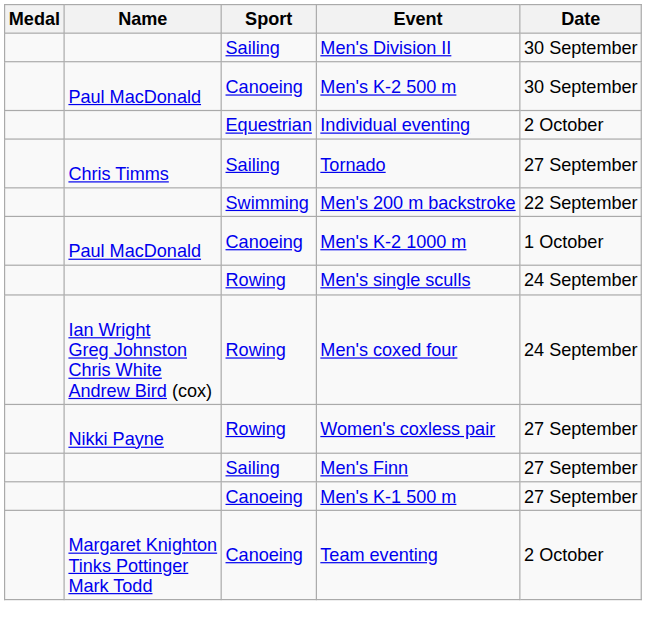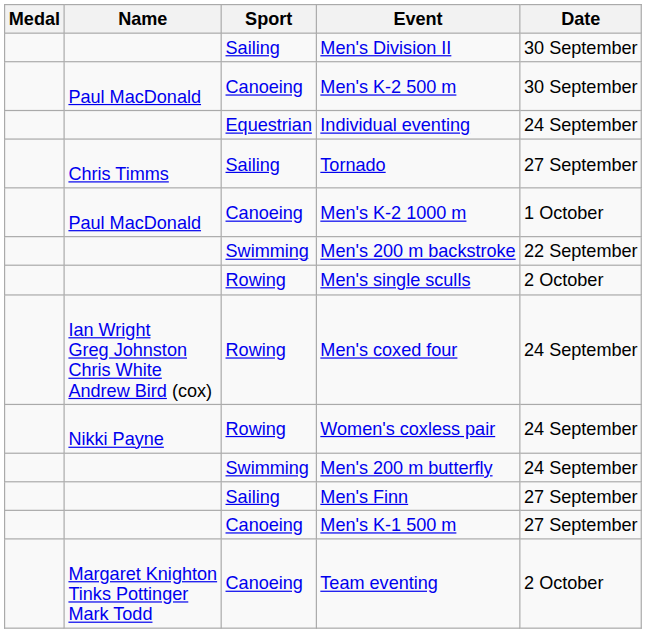(564, 125) 2 October -> (581, 125) 24 September
rows swapped: (393, 241) <-> (418, 203)
(581, 280) 24 September -> (564, 280) 2 October
(581, 429) 27 September -> (581, 429) 24 September
+ row: (406, 467)
